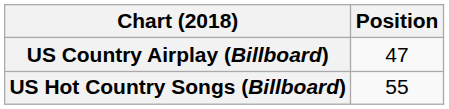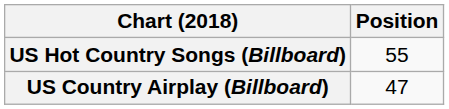rows swapped: (178, 54) <-> (178, 87)
